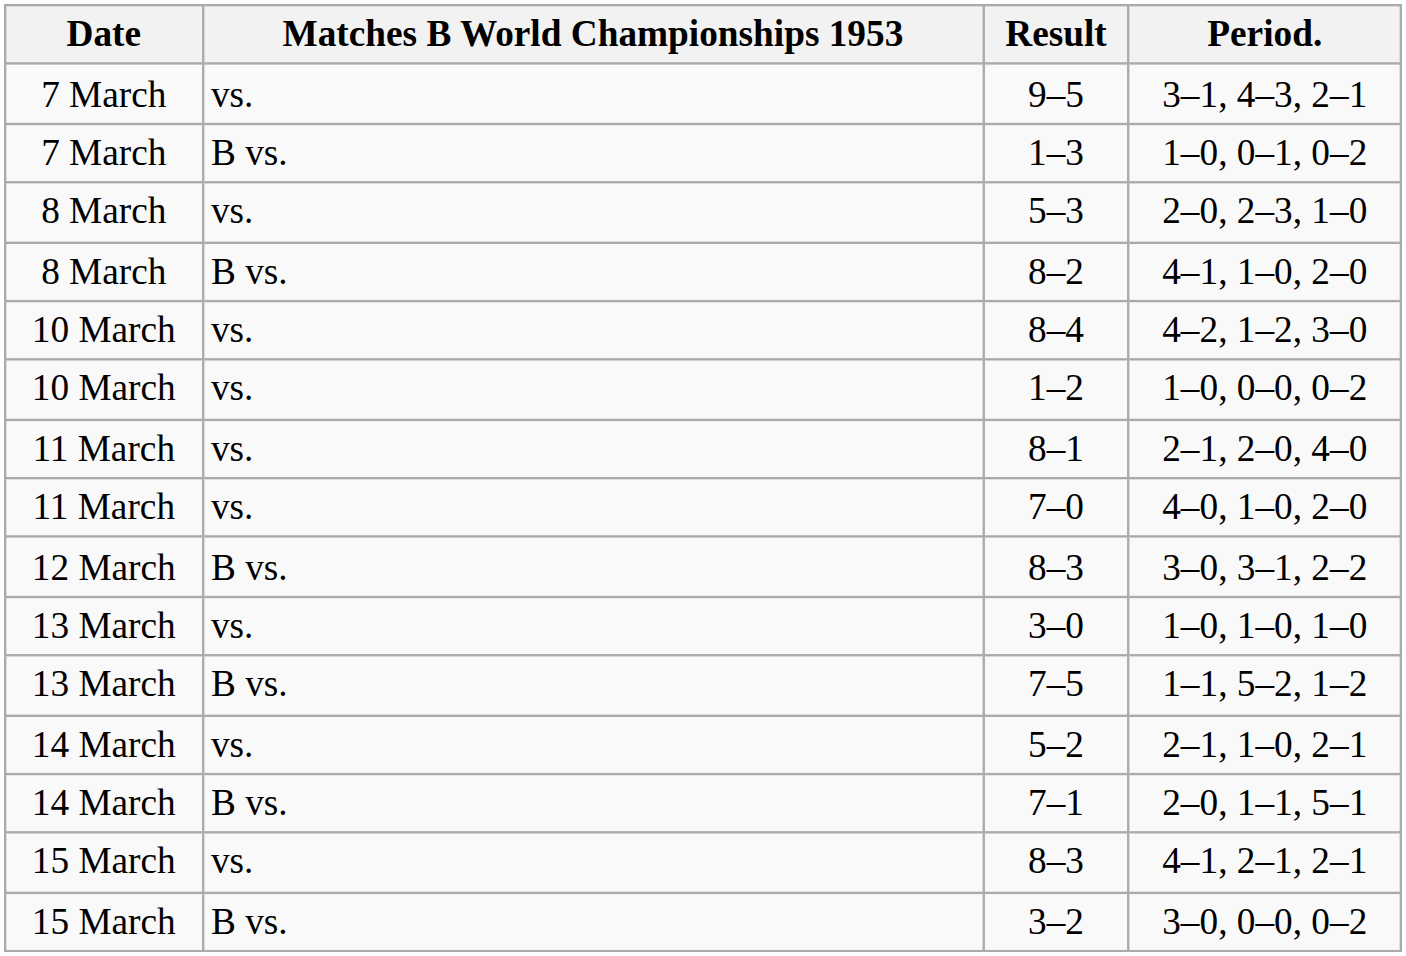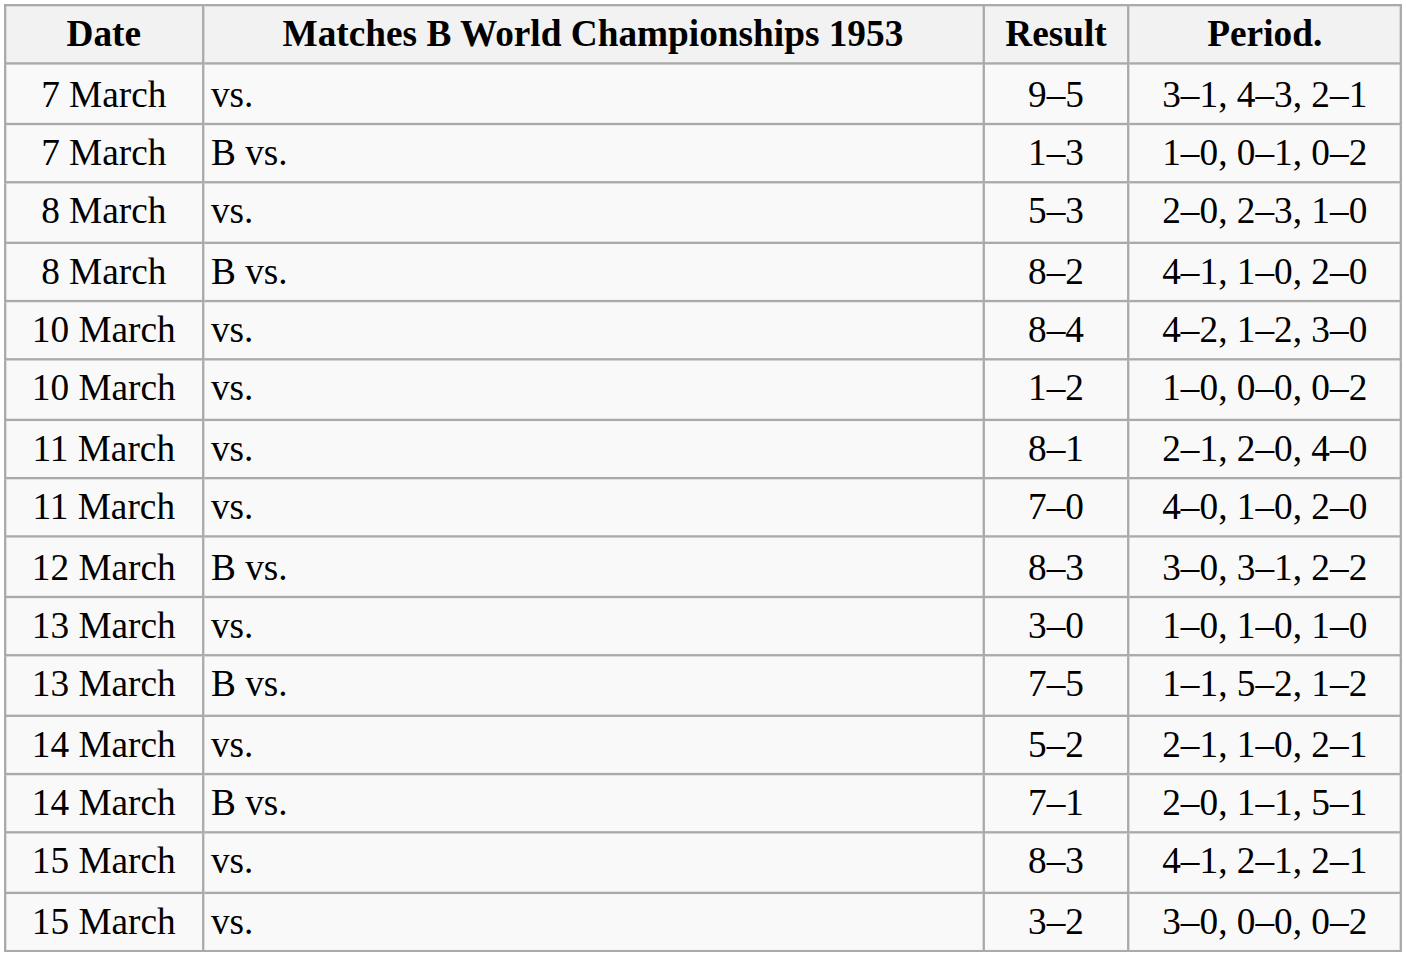(249, 920) B vs. -> (232, 920) vs.
